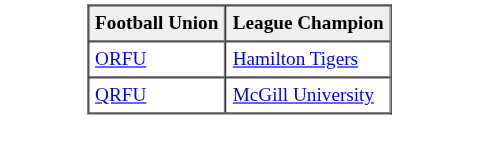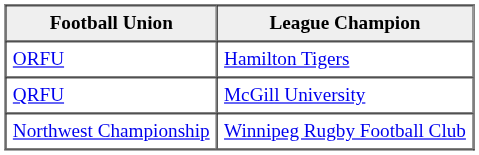+ row: (111, 131)
